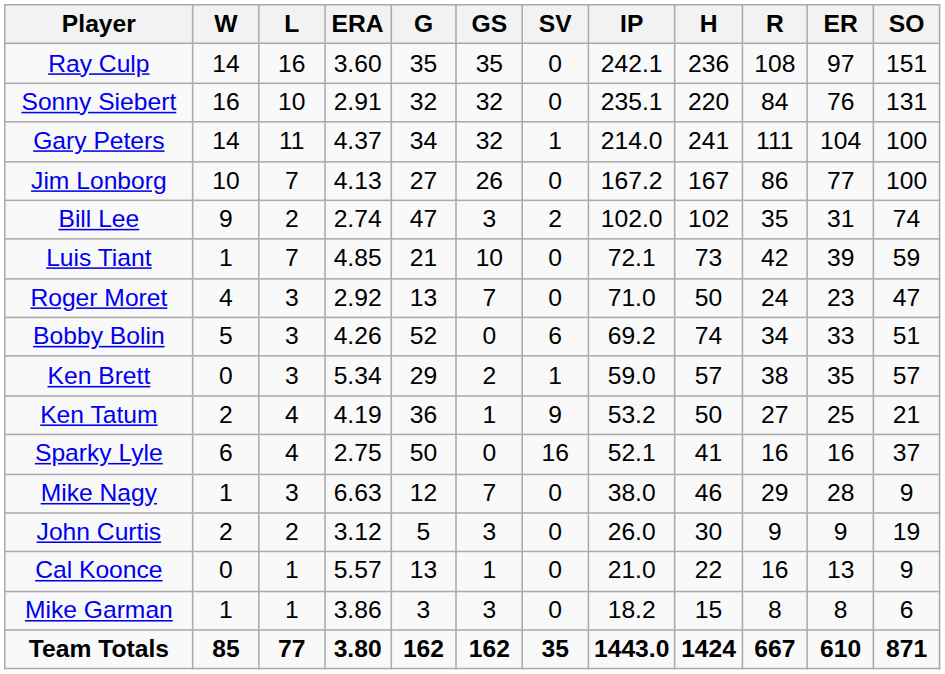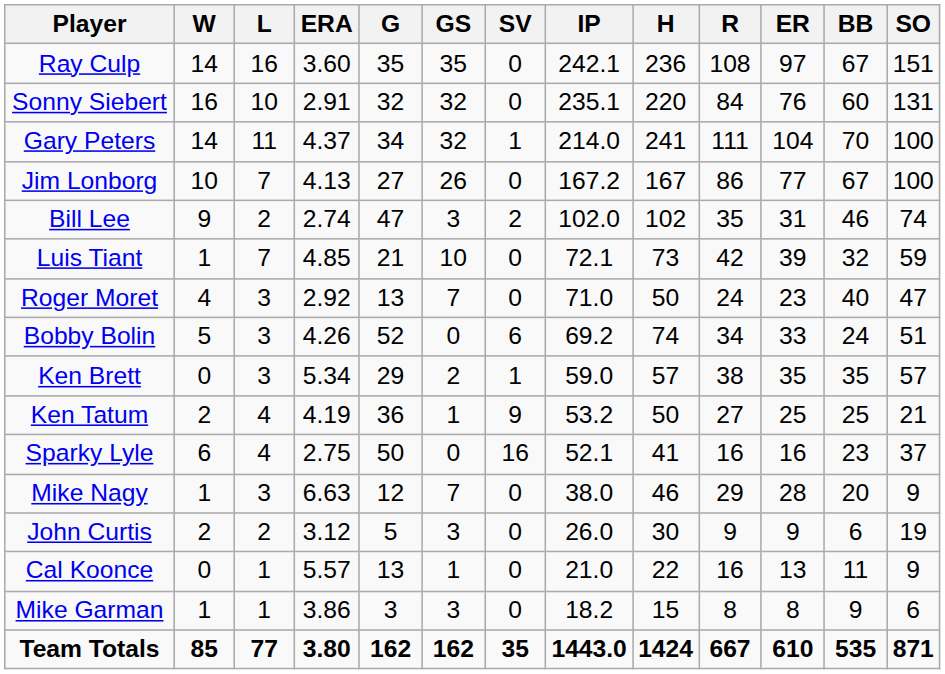+ column: (856, 24)
